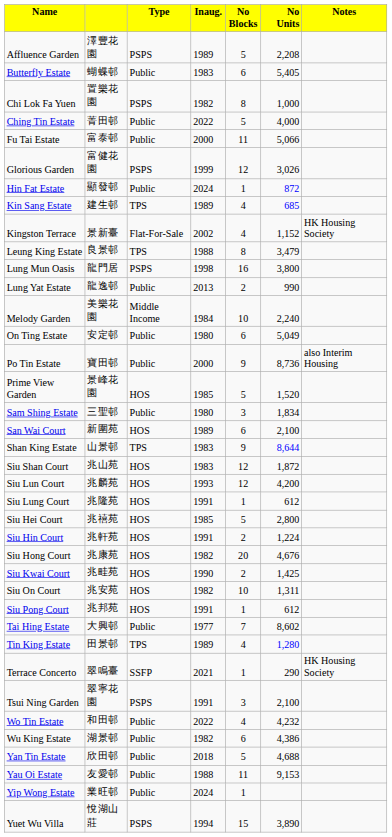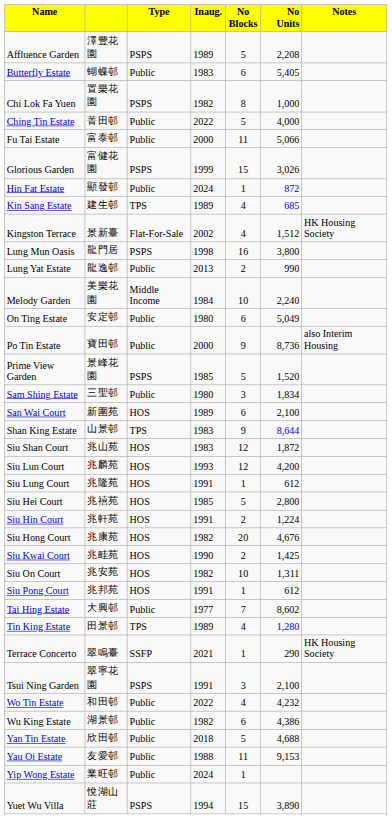(243, 170) 12 -> (243, 170) 15
(288, 233) 1,152 -> (288, 233) 1,512
- row: (44, 251)
(140, 394) HOS -> (141, 377) PSPS
